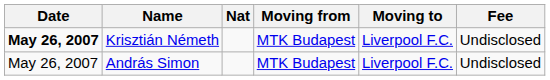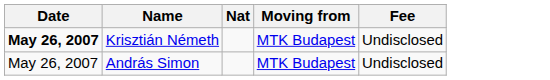- column: (408, 16)
